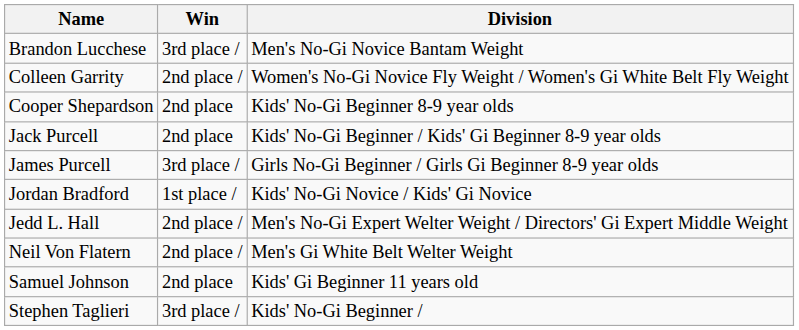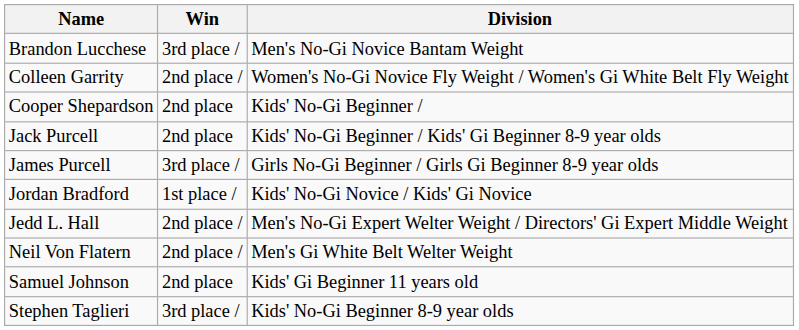(382, 106) Kids' No-Gi Beginner 8-9 year olds -> (337, 106) Kids' No-Gi Beginner /
(337, 310) Kids' No-Gi Beginner / -> (382, 310) Kids' No-Gi Beginner 8-9 year olds
